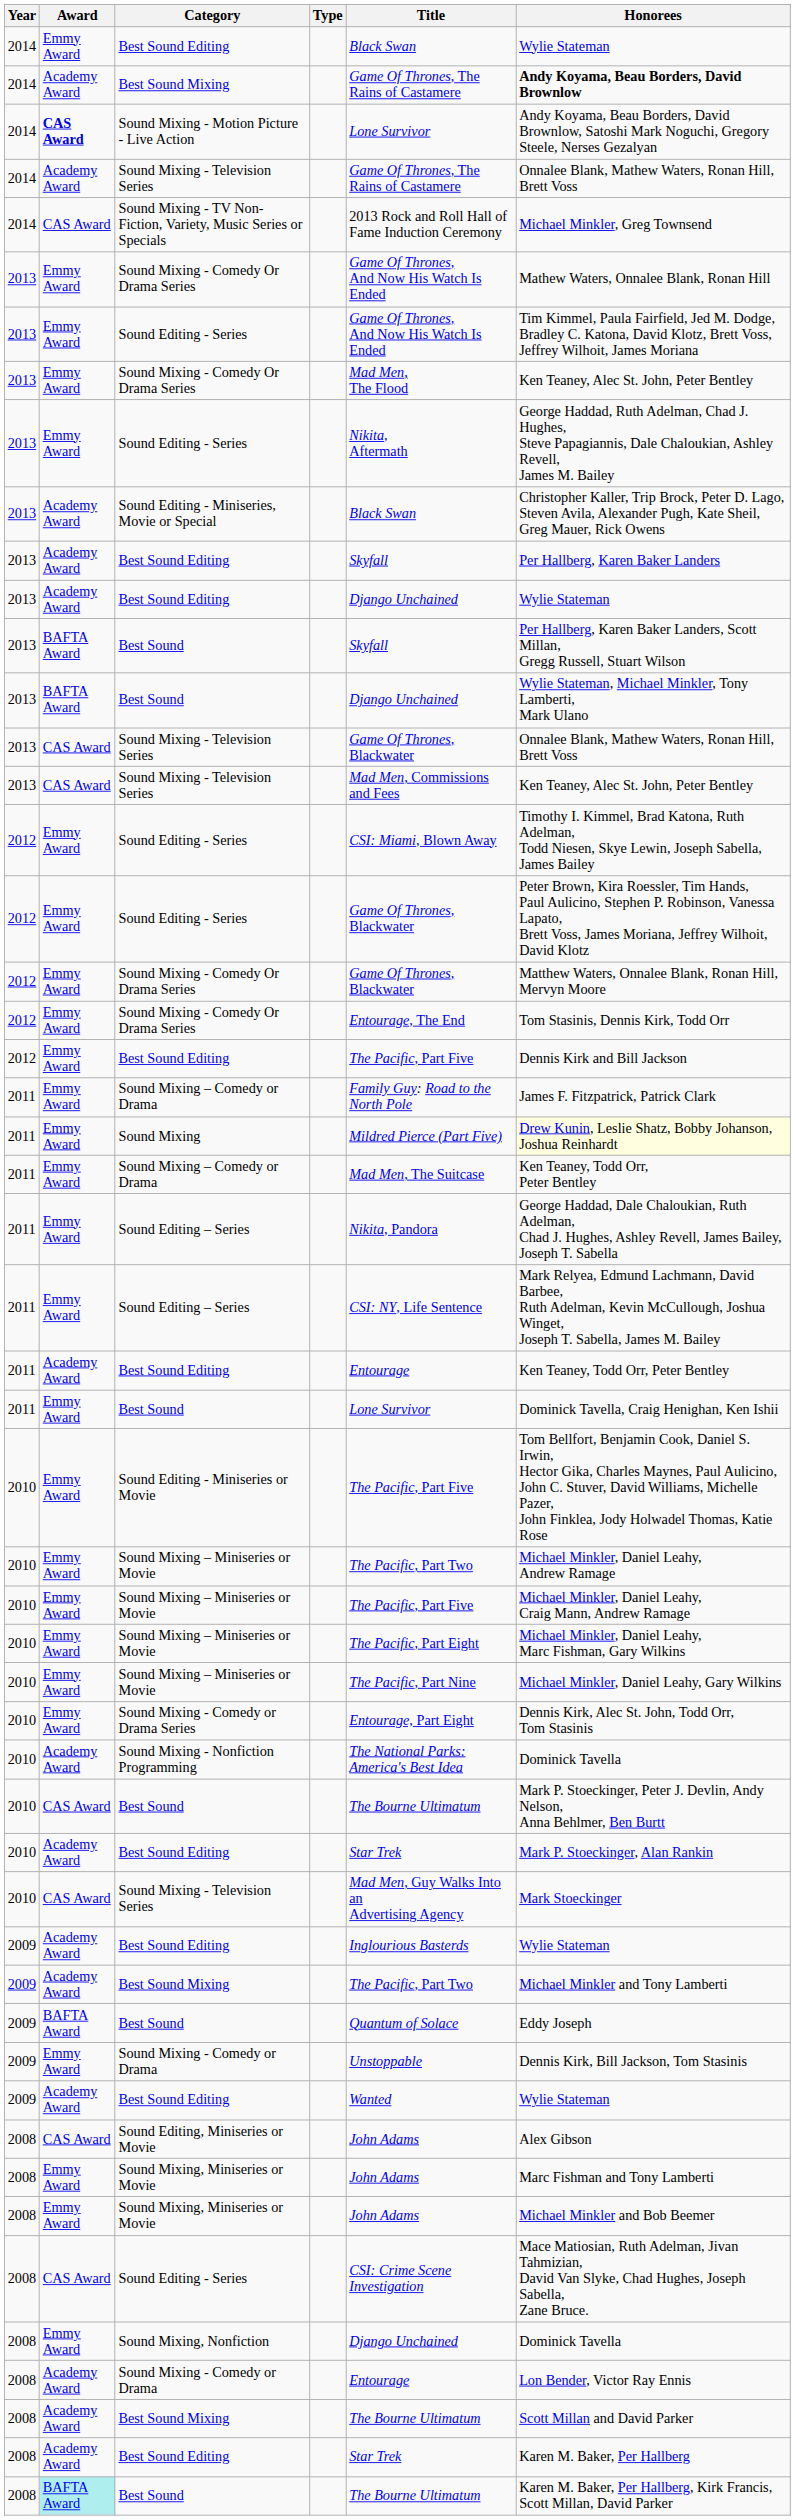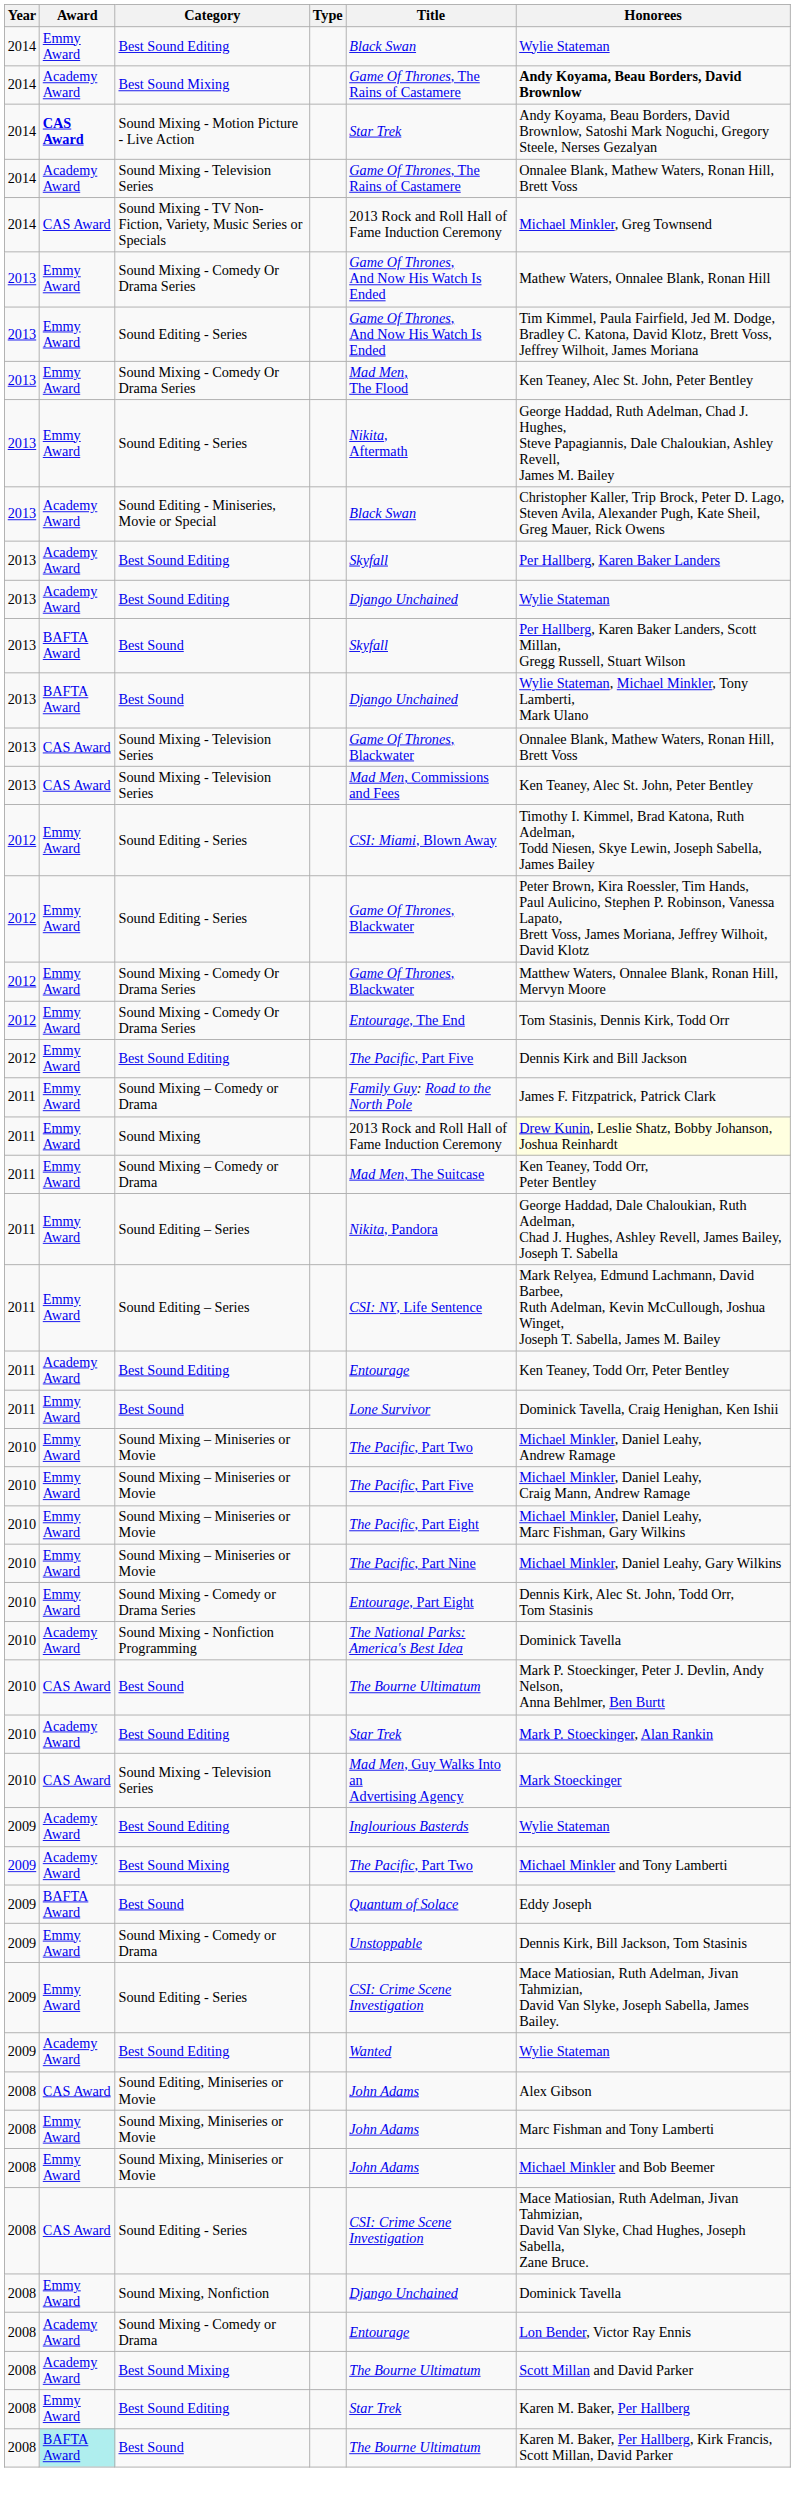(390, 131) Lone Survivor -> (375, 131) Star Trek
(426, 1135) Mildred Pierce (Part Five) -> (428, 1135) 2013 Rock and Roll Hall of Fame Induction Ceremony
- row: (22, 1487)
+ row: (22, 1997)
(70, 2457) Academy Award -> (62, 2409) Emmy Award
